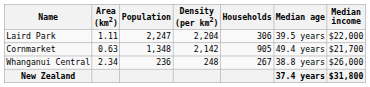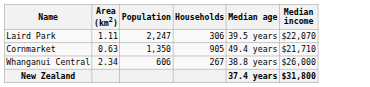- column: (197, 17)
(346, 36) $22,000 -> (299, 36) $22,070
(159, 49) 1,348 -> (159, 49) 1,350
(346, 49) $21,700 -> (299, 49) $21,710
(164, 63) 236 -> (164, 63) 606
